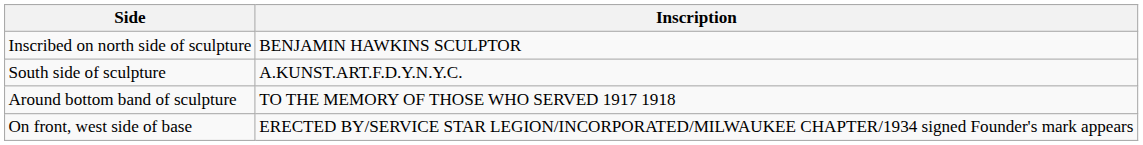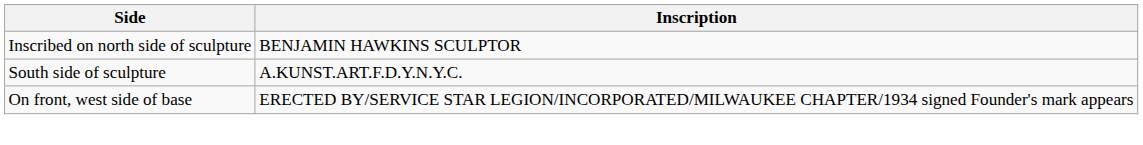- row: (123, 99)
